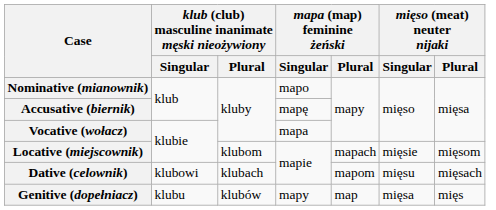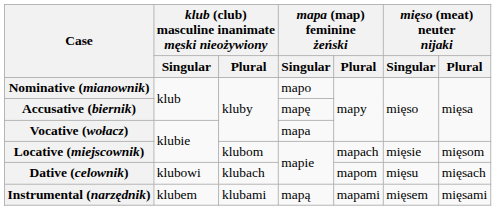- row: (78, 194)
+ row: (79, 194)
